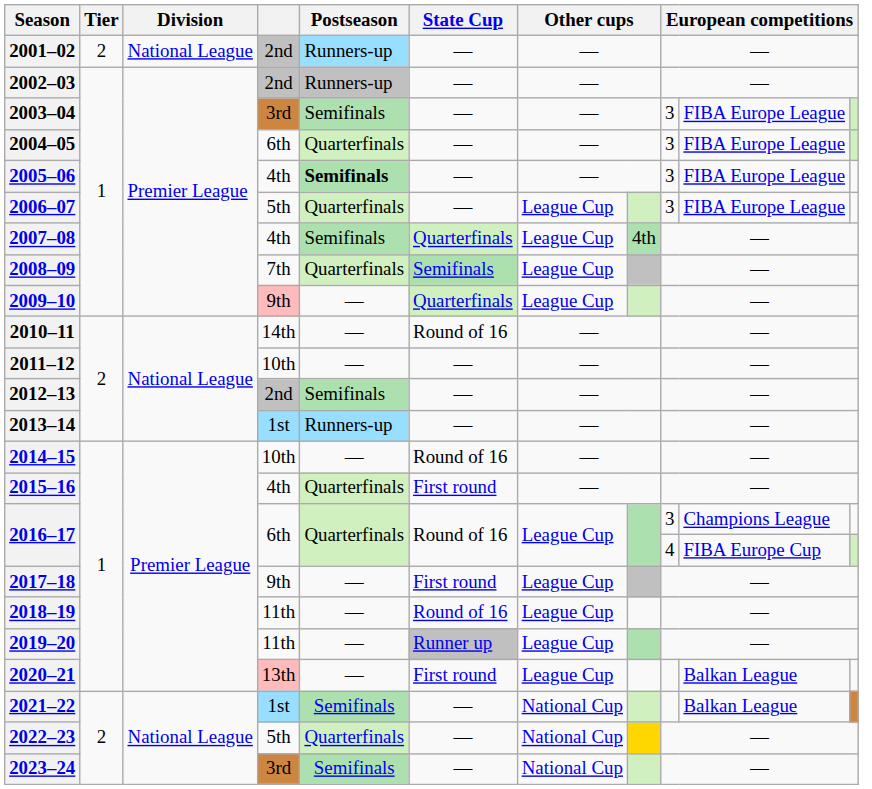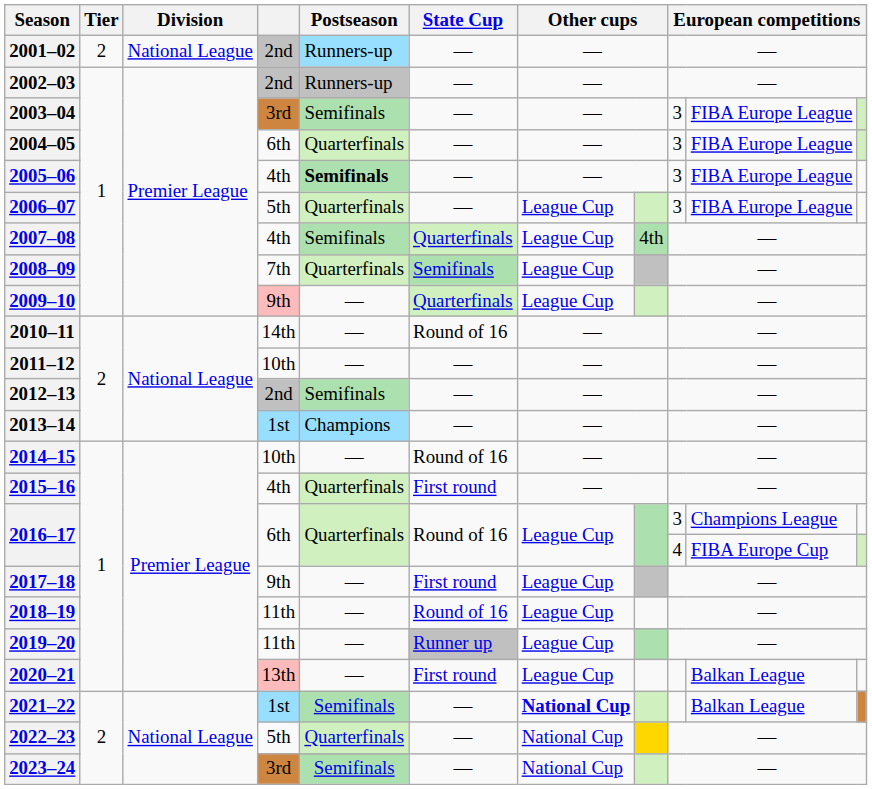(348, 425) Runners-up -> (347, 425) Champions
(572, 705) normal -> (576, 705) bold
